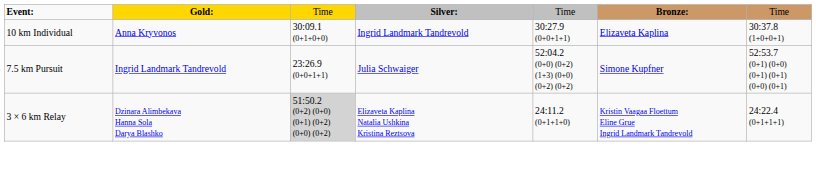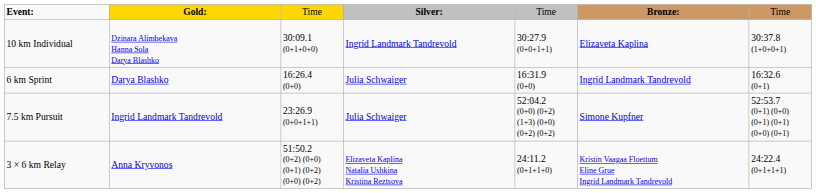(146, 32) Anna Kryvonos -> (144, 49) Dzinara Alimbekava Hanna Sola Darya Blashko
+ row: (29, 80)
(148, 123) Dzinara Alimbekava Hanna Sola Darya Blashko -> (142, 164) Anna Kryvonos
(312, 117) lightgrey background -> (302, 164) no background
